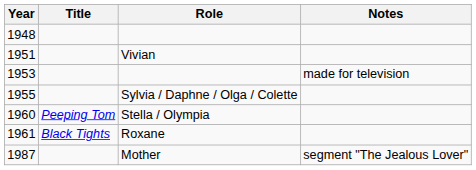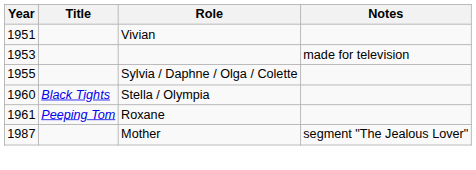- row: (21, 34)
(78, 114) Peeping Tom -> (76, 94) Black Tights
(76, 134) Black Tights -> (78, 114) Peeping Tom
